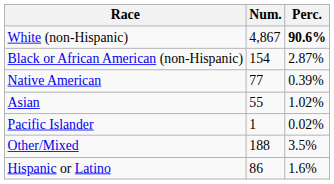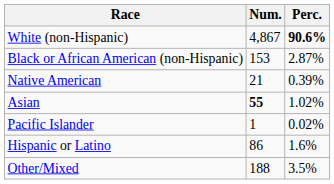(260, 59) 154 -> (260, 59) 153
(256, 80) 77 -> (256, 80) 21
(256, 102) normal -> (256, 102) bold
rows swapped: (43, 146) <-> (59, 168)
